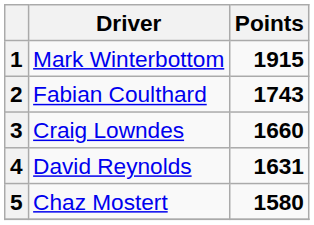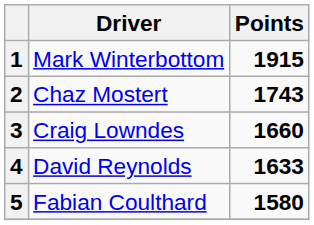(120, 95) Fabian Coulthard -> (100, 95) Chaz Mostert
(279, 166) 1631 -> (279, 166) 1633
(100, 202) Chaz Mostert -> (120, 202) Fabian Coulthard
